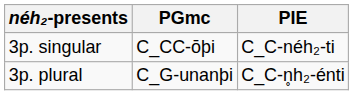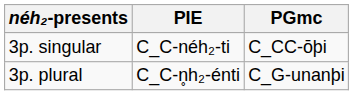columns swapped: (293, 18) <-> (185, 18)
